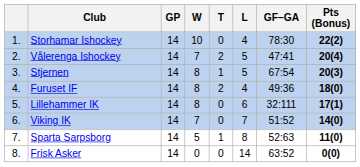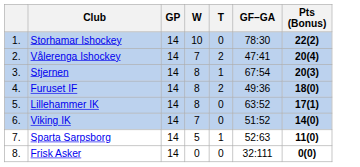- column: (245, 18)
(281, 105) 32:111 -> (257, 105) 63:52
(281, 154) 63:52 -> (257, 154) 32:111
